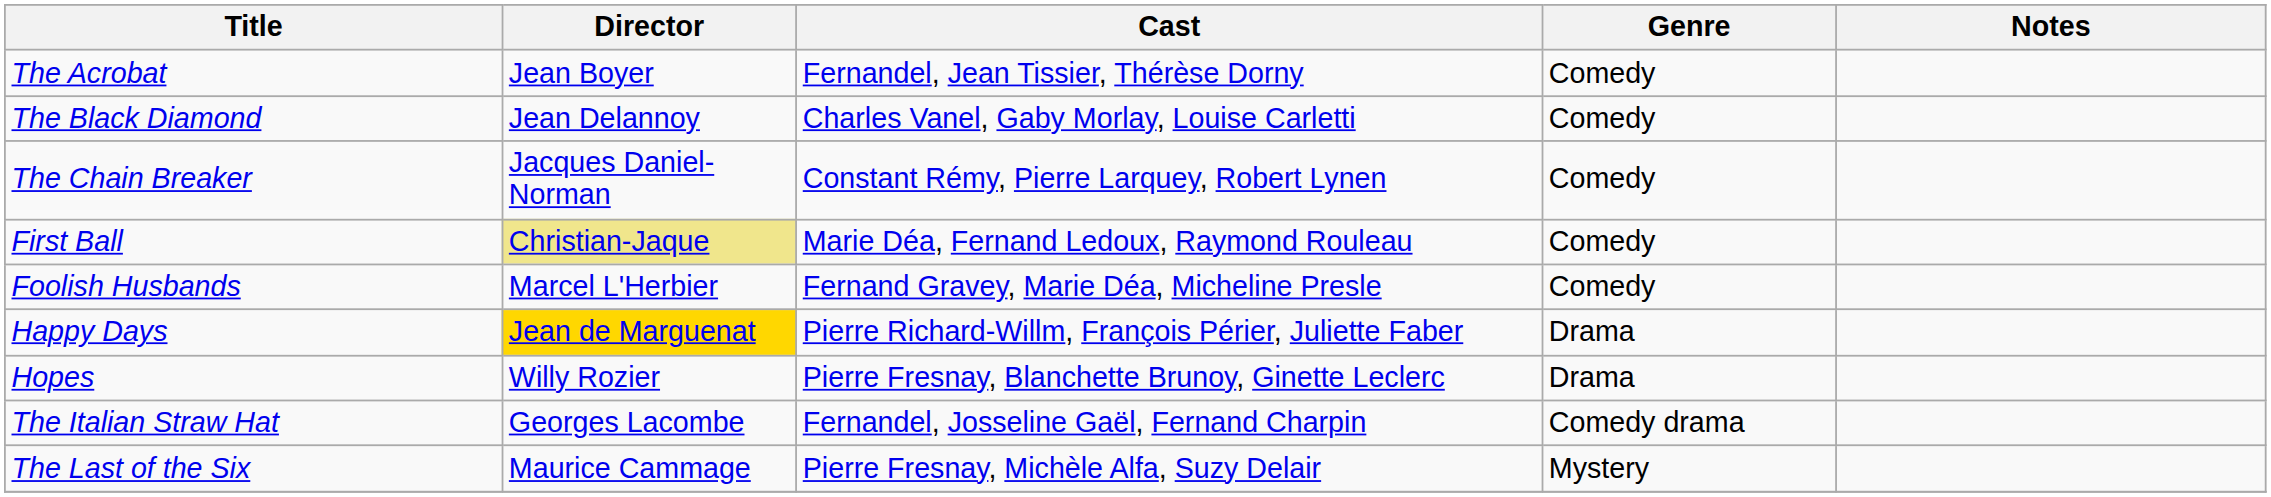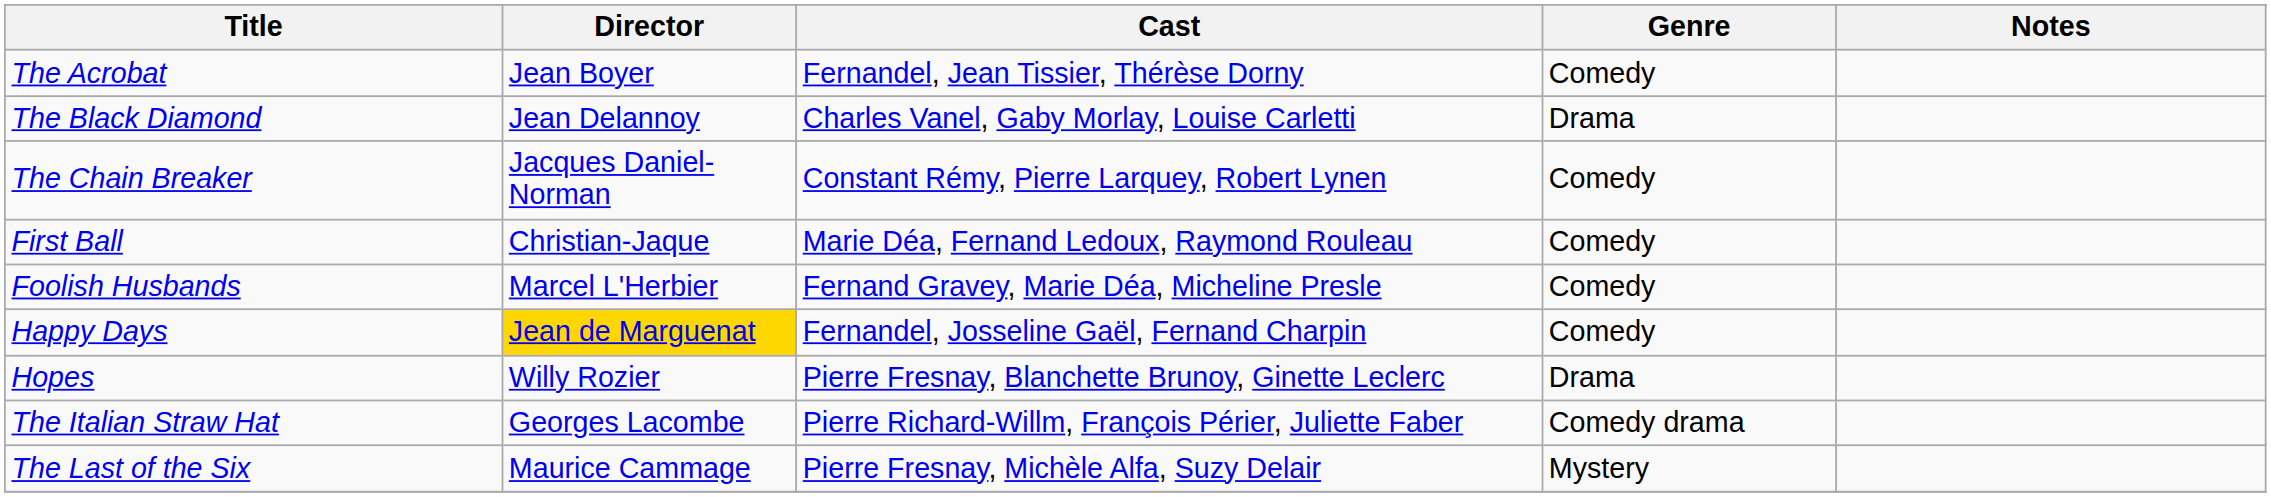(1602, 118) Comedy -> (1592, 118) Drama
(609, 241) khaki background -> (609, 241) no background
(1133, 331) Pierre Richard-Willm, François Périer, Juliette Faber -> (1085, 331) Fernandel, Josseline Gaël, Fernand Charpin
(1592, 331) Drama -> (1602, 331) Comedy
(1085, 422) Fernandel, Josseline Gaël, Fernand Charpin -> (1133, 422) Pierre Richard-Willm, François Périer, Juliette Faber
